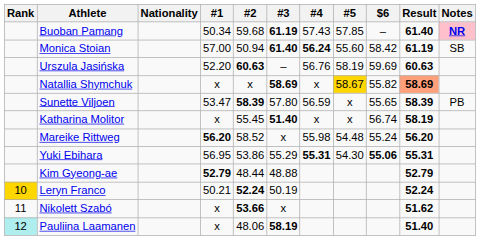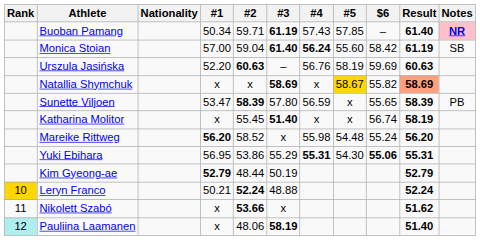(250, 31) 59.68 -> (250, 31) 59.71
(250, 48) 50.94 -> (250, 48) 59.04
(283, 173) 48.88 -> (283, 173) 50.19
(283, 191) 50.19 -> (283, 191) 48.88
